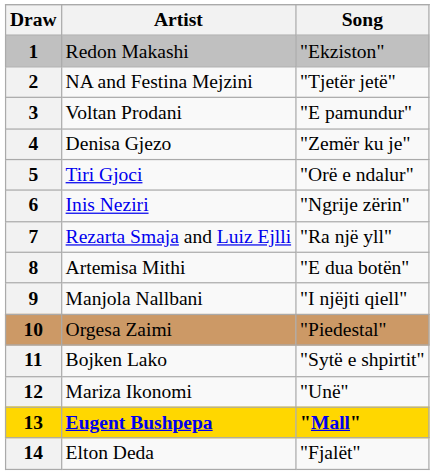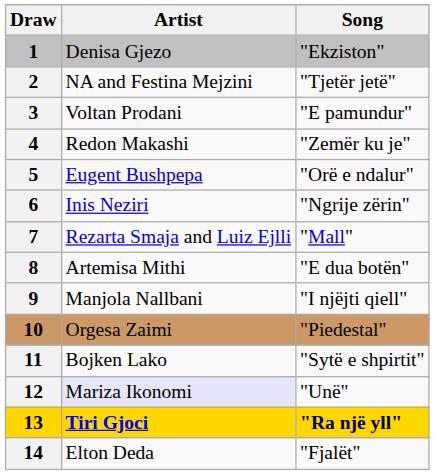(127, 50) Redon Makashi -> (118, 50) Denisa Gjezo
(118, 143) Denisa Gjezo -> (127, 143) Redon Makashi
(104, 174) Tiri Gjoci -> (134, 174) Eugent Bushpepa
(346, 236) "Ra një yll" -> (327, 236) "Mall"
(129, 391) no background -> (129, 391) lavender background
(139, 422) Eugent Bushpepa -> (107, 422) Tiri Gjoci
(330, 422) "Mall" -> (351, 422) "Ra një yll"
